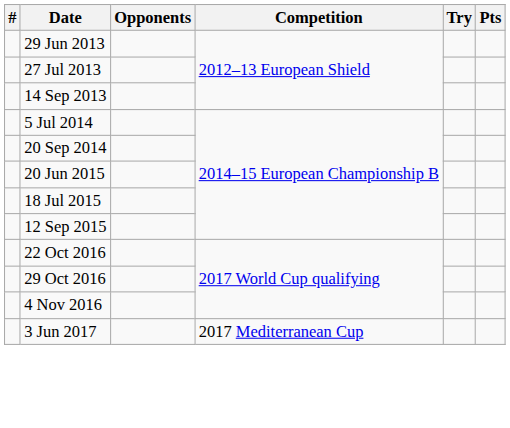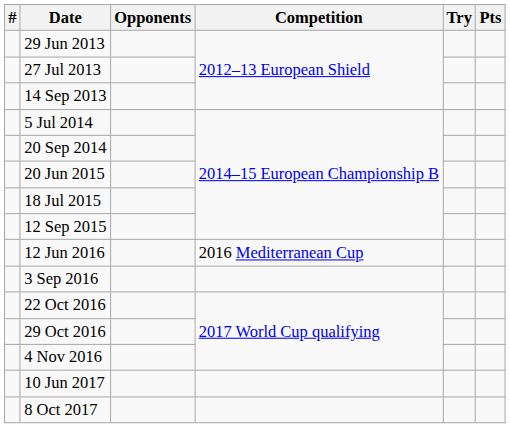+ row: (64, 252)
+ row: (61, 278)
- row: (60, 331)
+ row: (64, 383)
+ row: (61, 409)
